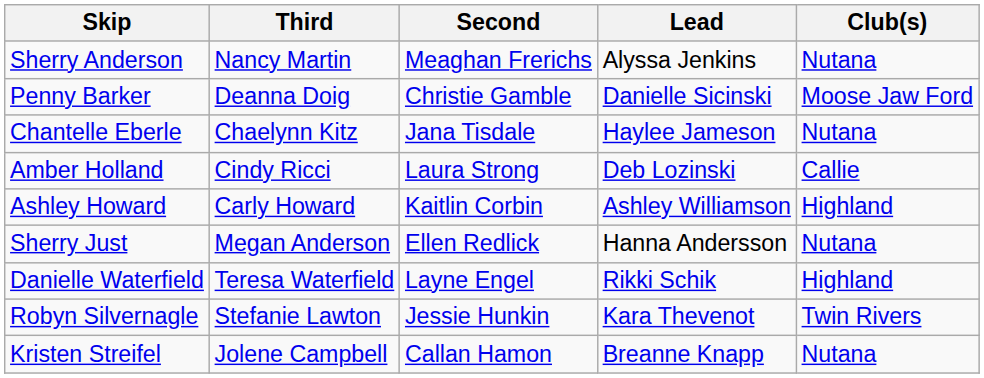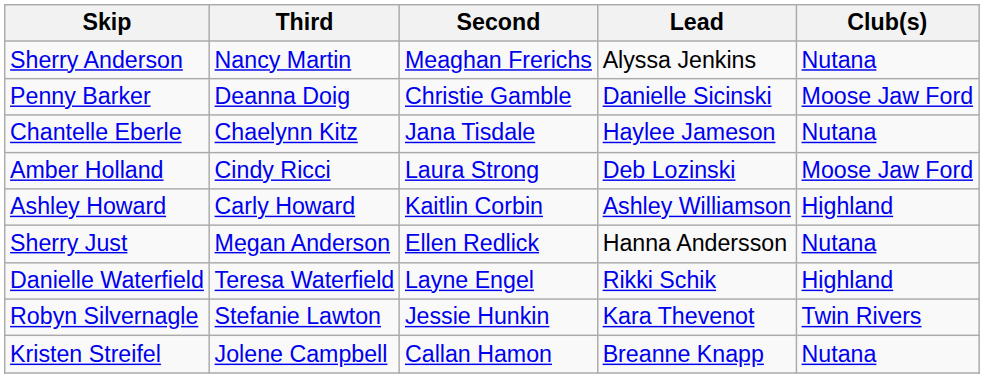(831, 170) Callie -> (887, 170) Moose Jaw Ford
